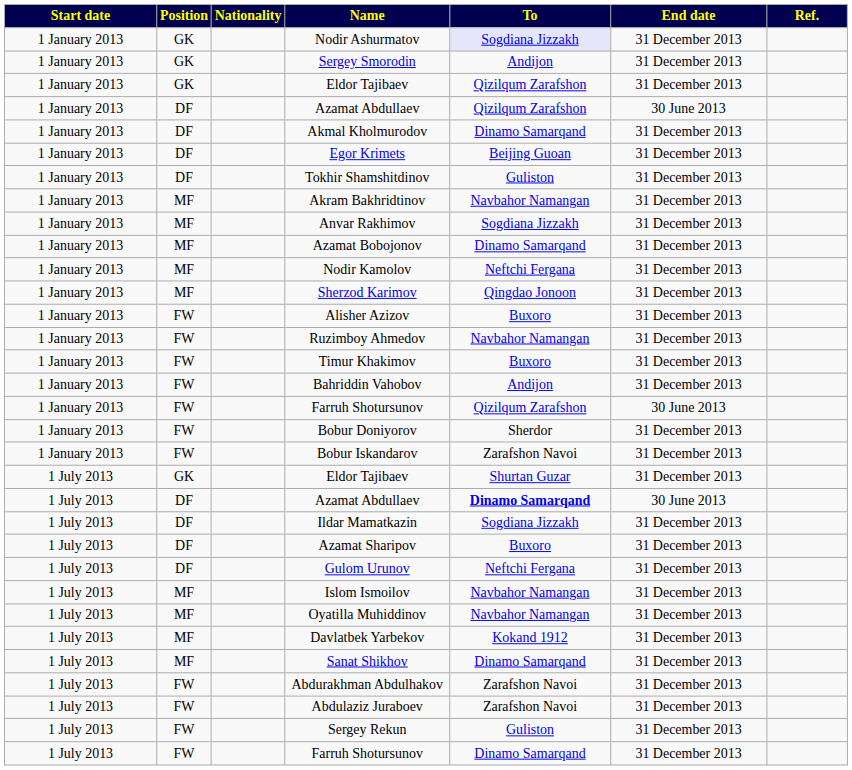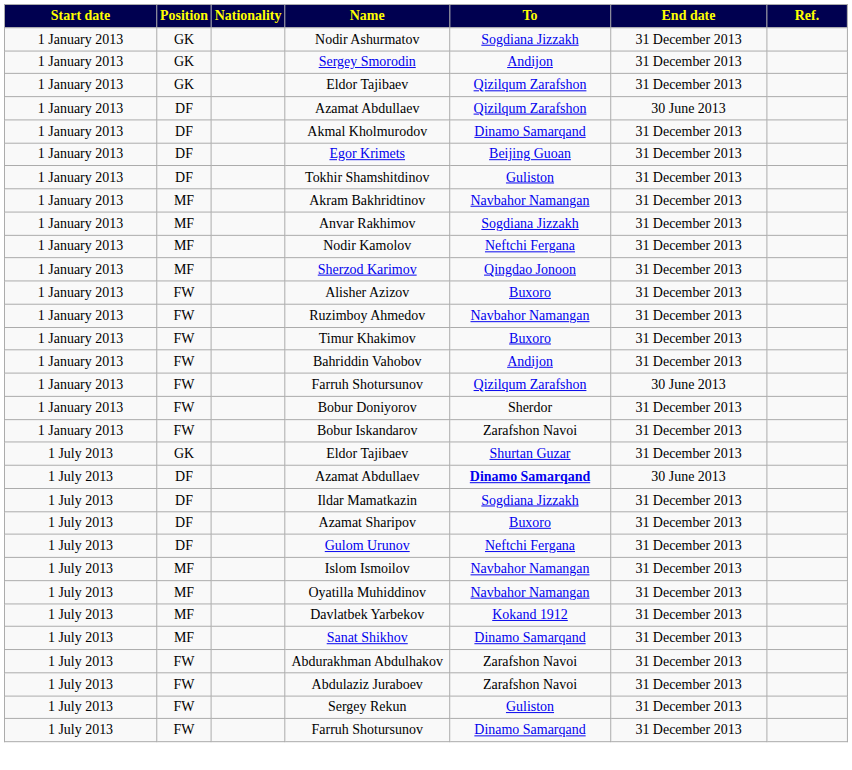(530, 39) lavender background -> (530, 39) no background
- row: (81, 246)
